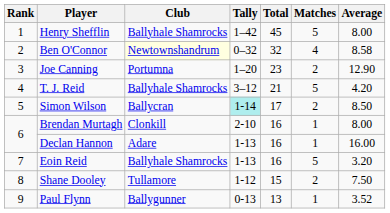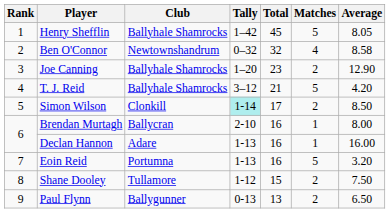(362, 32) 8.00 -> (362, 32) 8.05
(174, 50) lightyellow background -> (174, 50) no background
(151, 69) Portumna -> (178, 69) Ballyhale Shamrocks
(151, 106) Ballycran -> (147, 106) Clonkill
(147, 124) Clonkill -> (151, 124) Ballycran
(178, 161) Ballyhale Shamrocks -> (151, 161) Portumna
(315, 198) 1 -> (315, 198) 2
(362, 198) 3.52 -> (362, 198) 6.50
